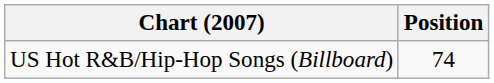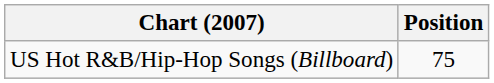(444, 59) 74 -> (444, 59) 75
